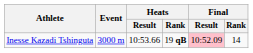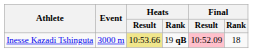(144, 40) no background -> (144, 40) khaki background
(236, 40) 14 -> (236, 40) 18
